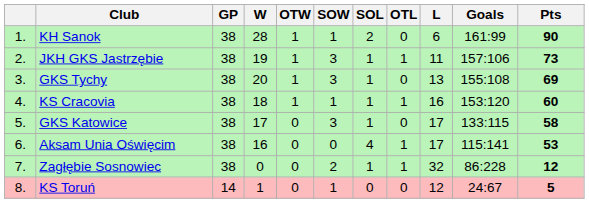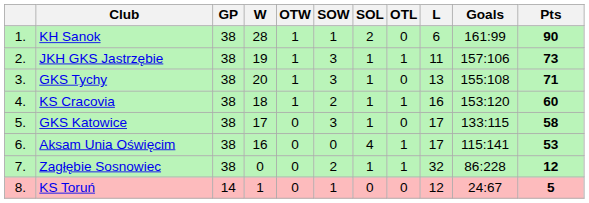(551, 79) 69 -> (551, 79) 71
(333, 101) 1 -> (333, 101) 2
